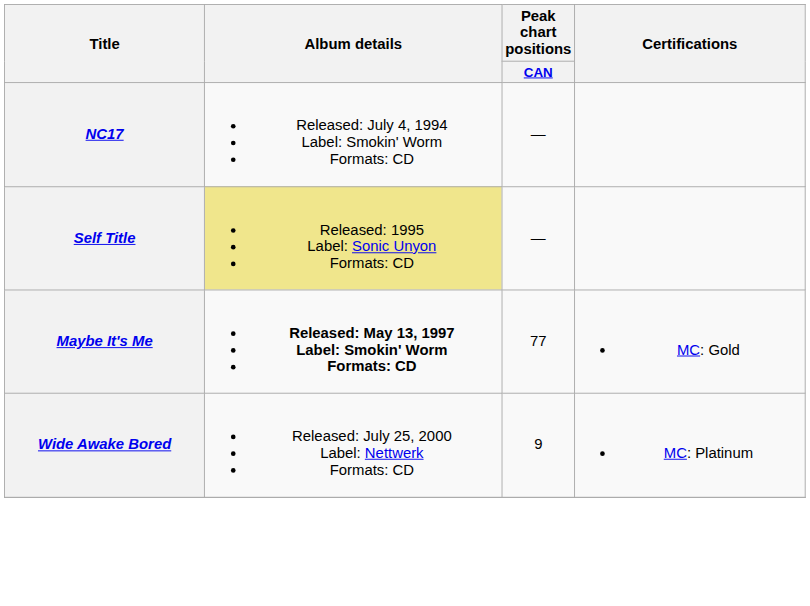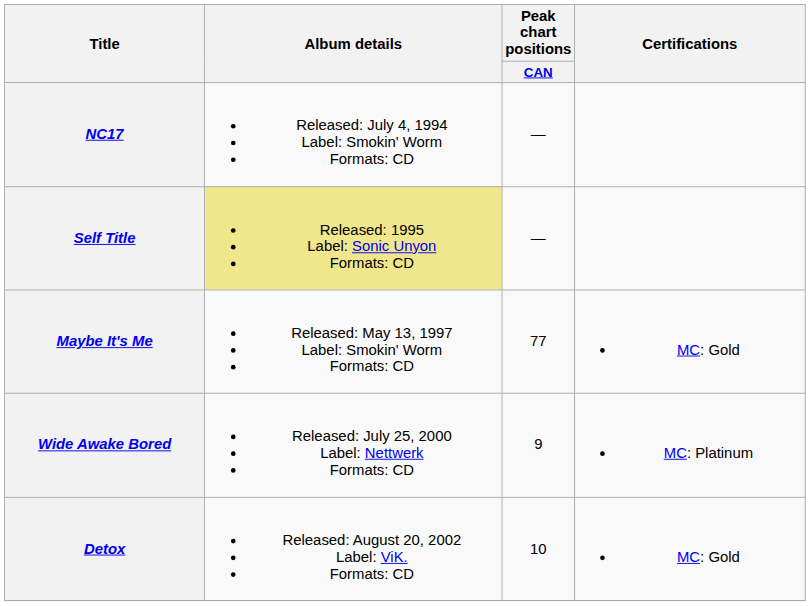(353, 350) bold -> (353, 350) normal
+ row: (105, 548)
